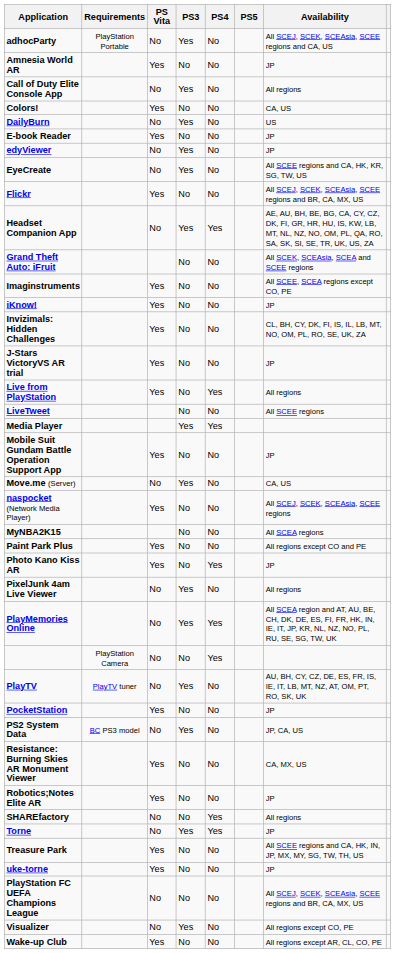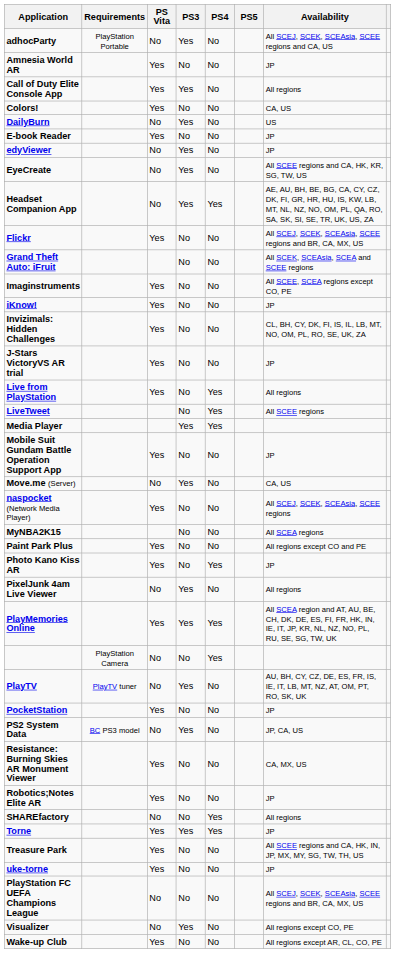(155, 88) No -> (157, 88) Yes
rows swapped: (19, 193) <-> (42, 227)
(213, 411) No -> (215, 411) Yes
(155, 623) No -> (157, 623) Yes
(155, 831) No -> (157, 831) Yes
